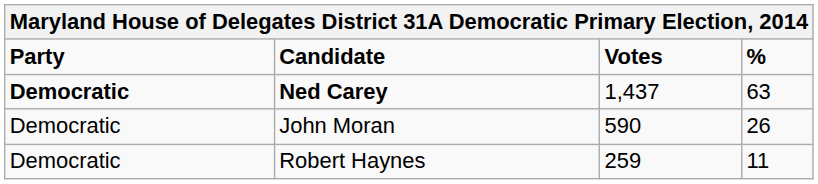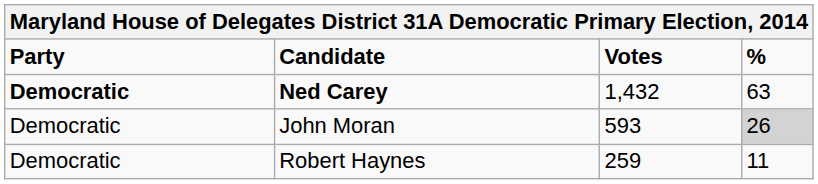(632, 91) 1,437 -> (632, 91) 1,432
(623, 126) 590 -> (623, 126) 593
(759, 126) no background -> (759, 126) lightgrey background
